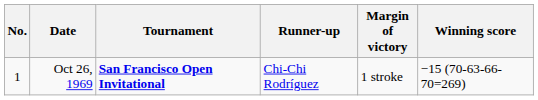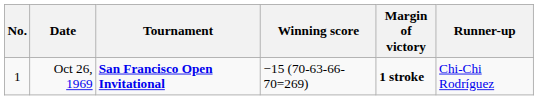columns swapped: (475, 31) <-> (309, 31)
(382, 76) normal -> (402, 76) bold
